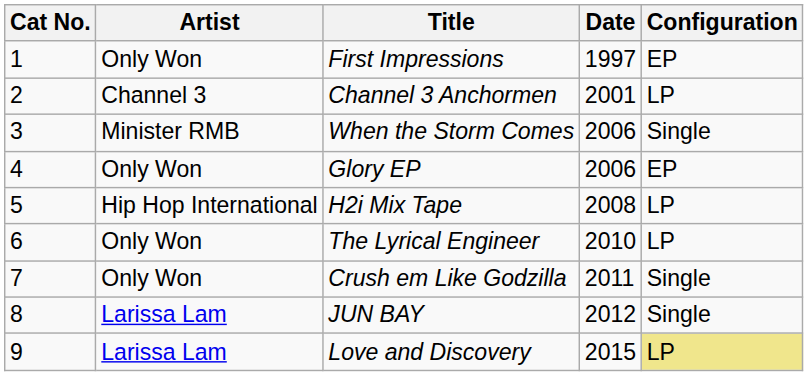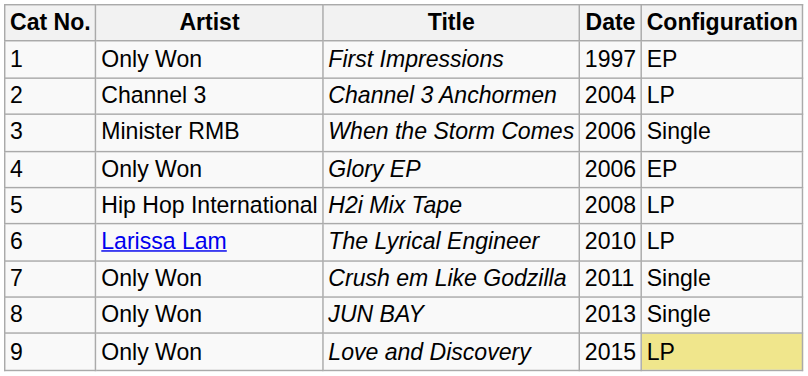(610, 95) 2001 -> (610, 95) 2004
(152, 242) Only Won -> (164, 242) Larissa Lam
(164, 315) Larissa Lam -> (152, 315) Only Won
(610, 315) 2012 -> (610, 315) 2013
(164, 351) Larissa Lam -> (152, 351) Only Won
